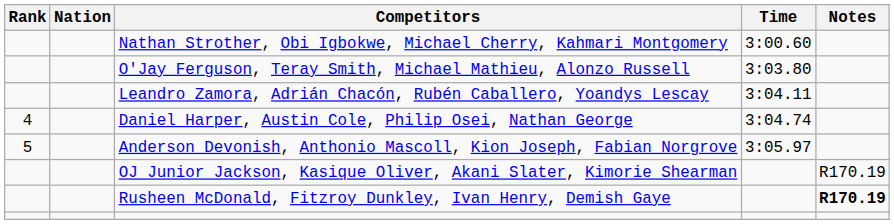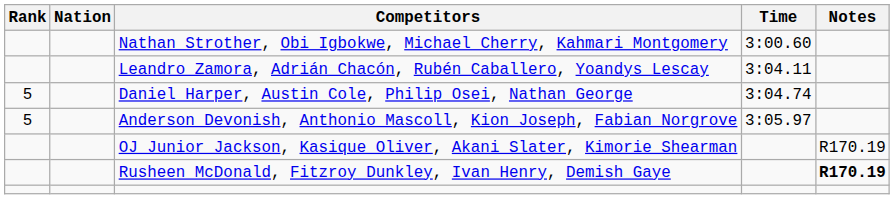- row: (404, 69)
(27, 121) 4 -> (27, 95) 5
